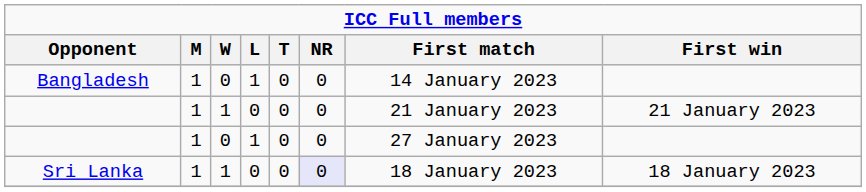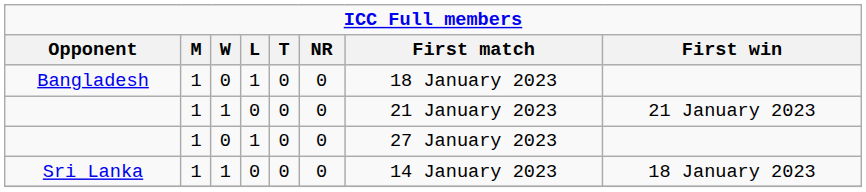(474, 80) 14 January 2023 -> (474, 80) 18 January 2023
(322, 171) lavender background -> (322, 171) no background
(474, 171) 18 January 2023 -> (474, 171) 14 January 2023
